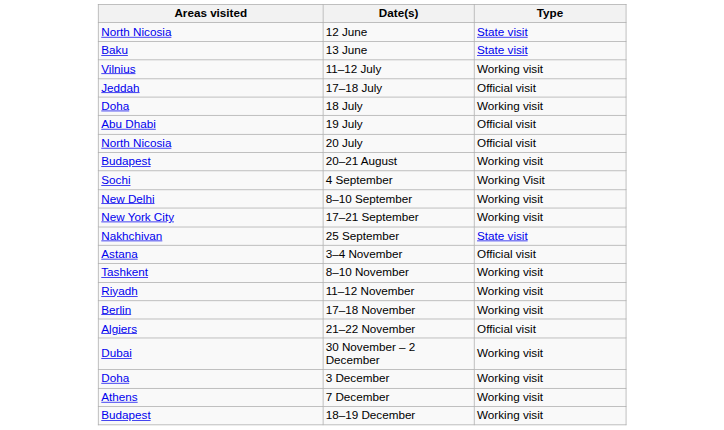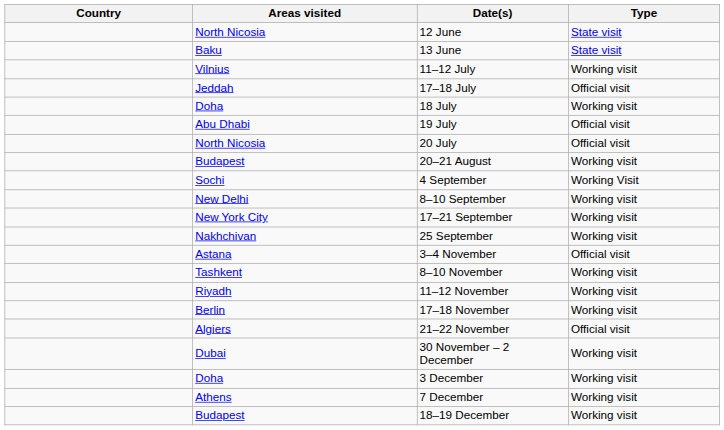+ column: (99, 13)
(502, 236) State visit -> (604, 236) Working visit
